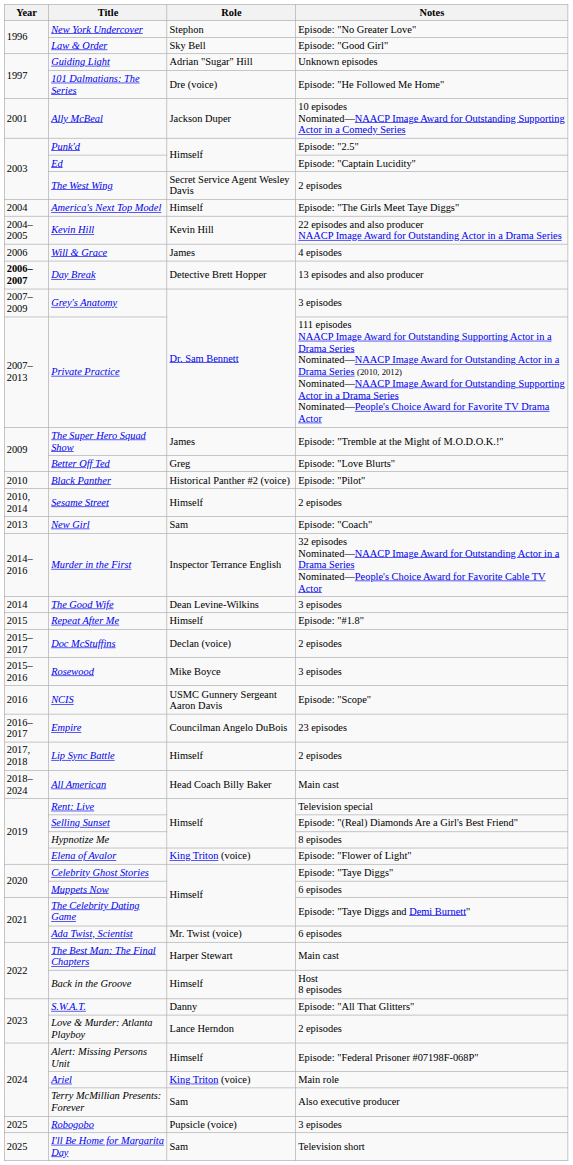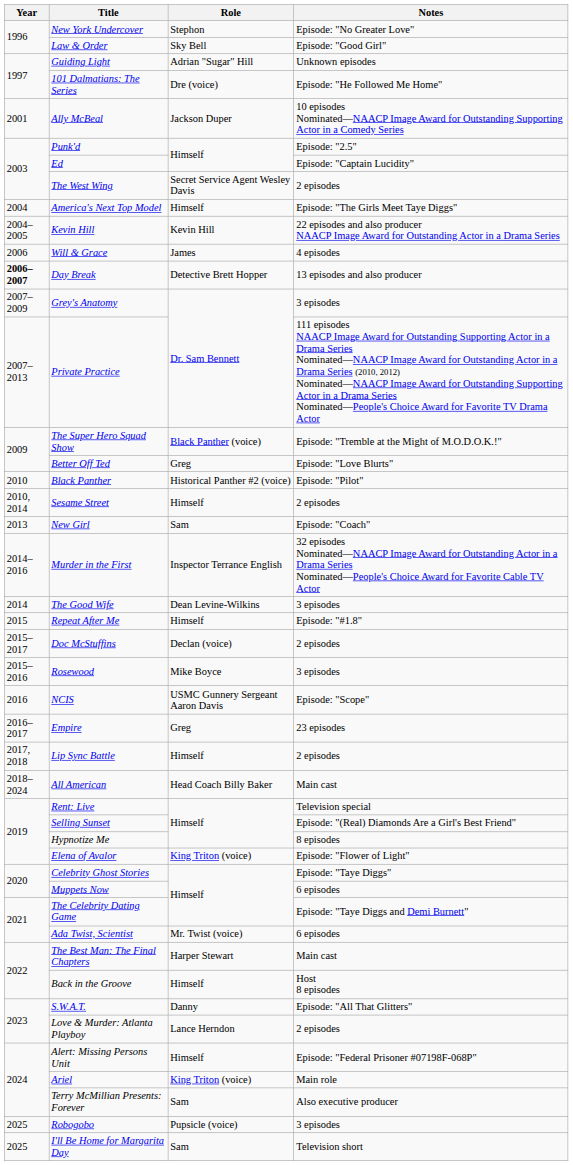(182, 441) James -> (216, 441) Black Panther (voice)
(228, 728) Councilman Angelo DuBois -> (181, 728) Greg
